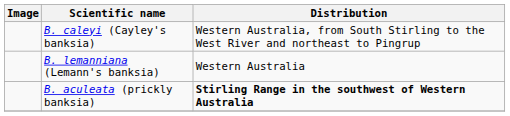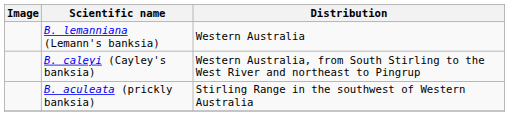rows swapped: (102, 66) <-> (105, 37)
(331, 96) bold -> (331, 96) normal
